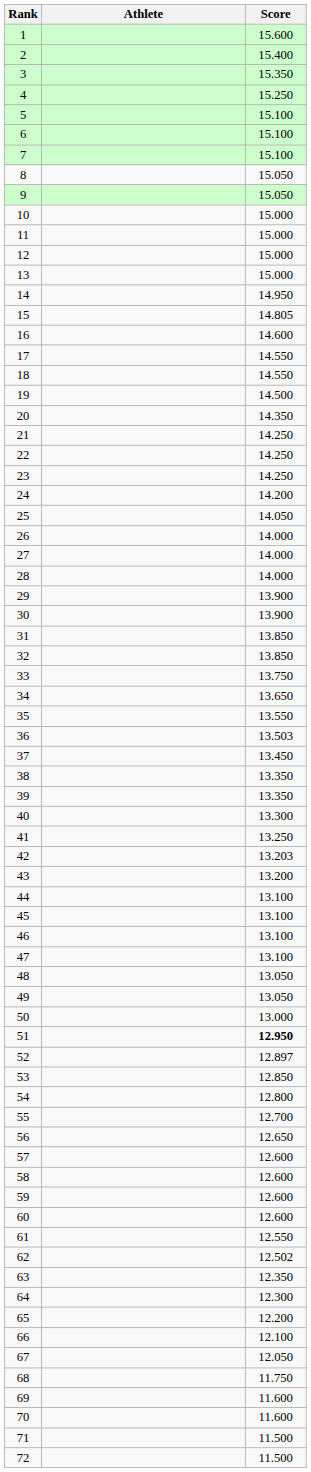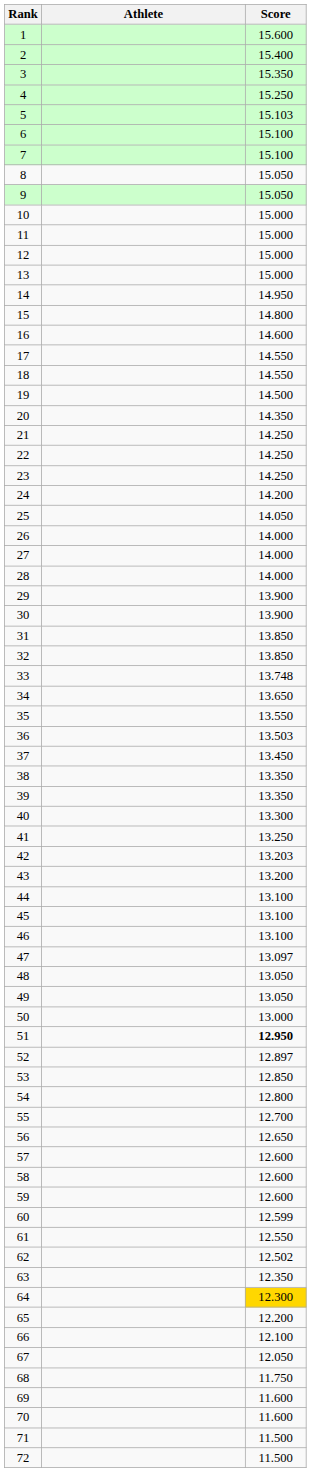(276, 114) 15.100 -> (276, 114) 15.103
(276, 315) 14.805 -> (276, 315) 14.800
(276, 676) 13.750 -> (276, 676) 13.748
(276, 956) 13.100 -> (276, 956) 13.097
(276, 1217) 12.600 -> (276, 1217) 12.599
(276, 1297) no background -> (276, 1297) gold background
